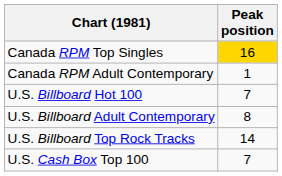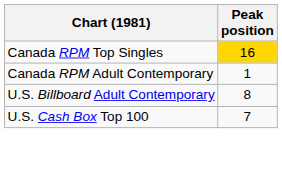- row: (75, 95)
- row: (101, 138)
